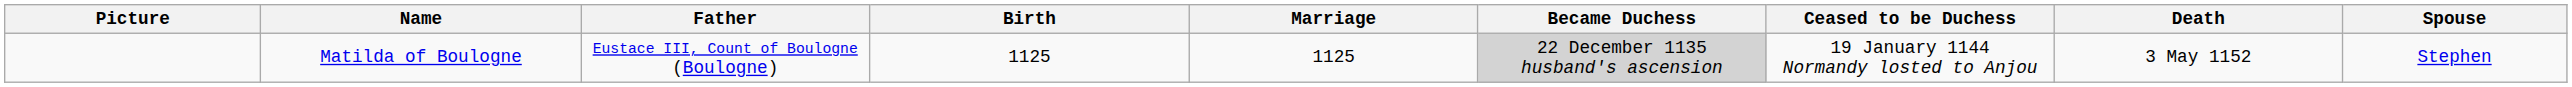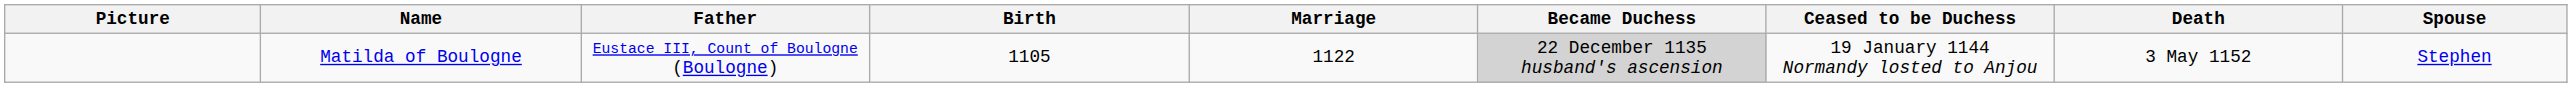(1029, 58) 1125 -> (1029, 58) 1105
(1334, 58) 1125 -> (1334, 58) 1122
